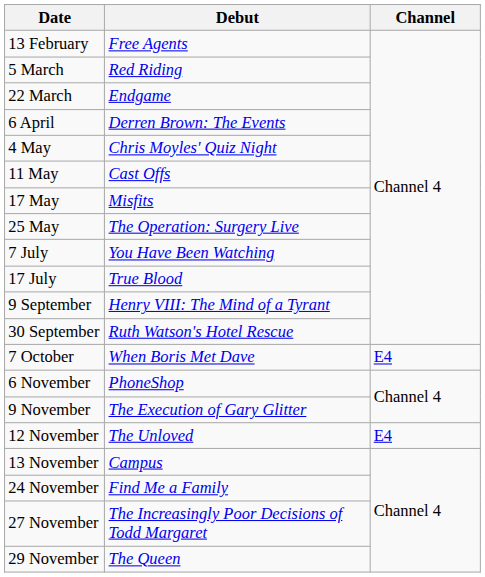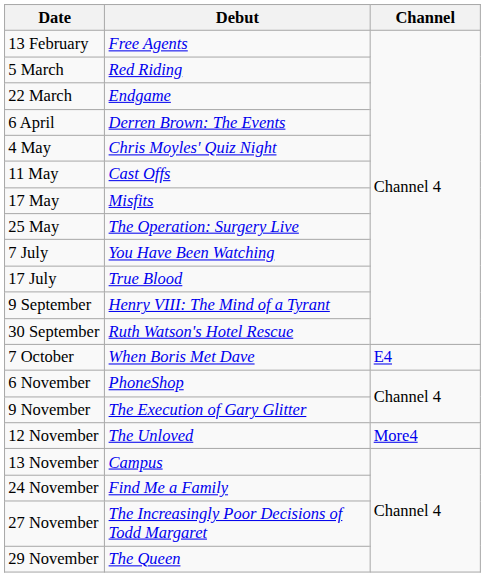(383, 435) E4 -> (396, 435) More4
